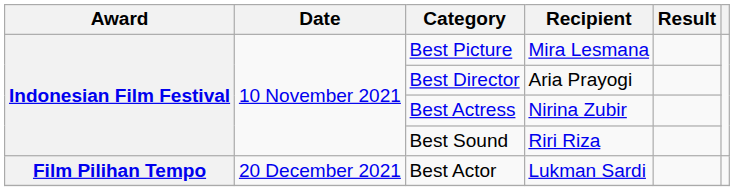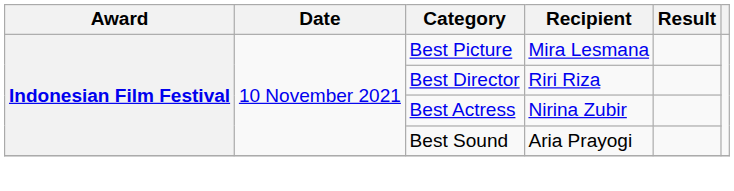(580, 79) Aria Prayogi -> (564, 79) Riri Riza
(564, 140) Riri Riza -> (580, 140) Aria Prayogi
- row: (453, 170)
